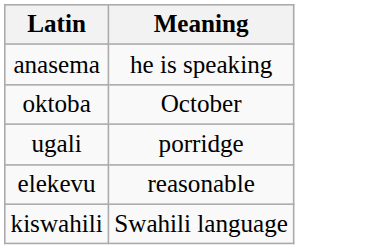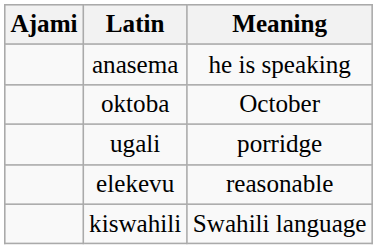+ column: (44, 24)
